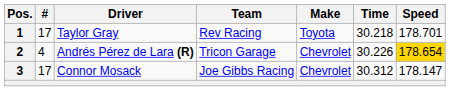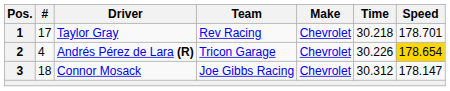(317, 33) Toyota -> (325, 33) Chevrolet
(45, 71) 17 -> (45, 71) 18
